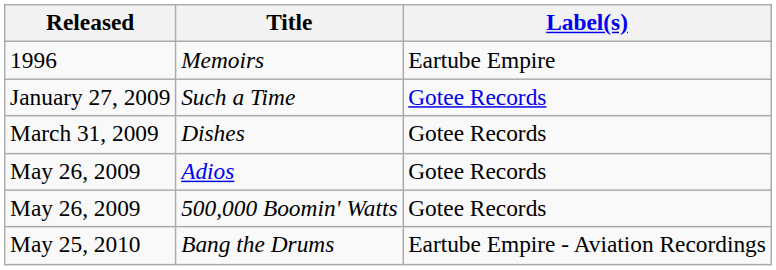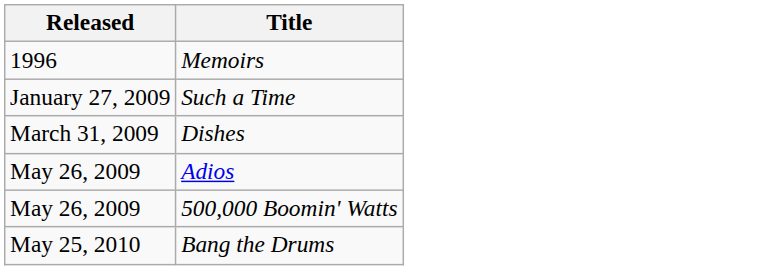- column: (587, 23)
